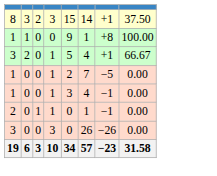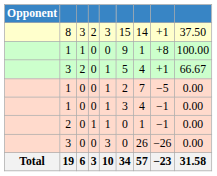+ column: (32, 13)
